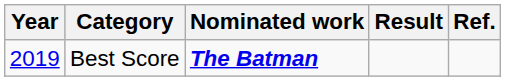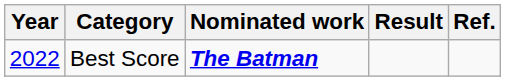(35, 57) 2019 -> (35, 57) 2022
